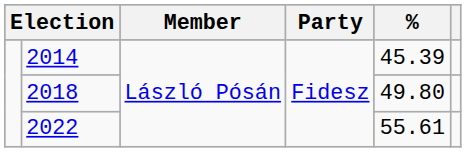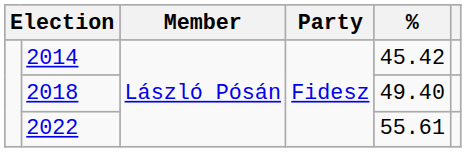(412, 58) 45.39 -> (412, 58) 45.42
(412, 93) 49.80 -> (412, 93) 49.40
